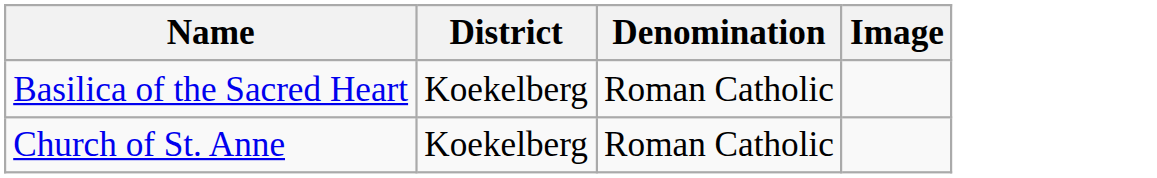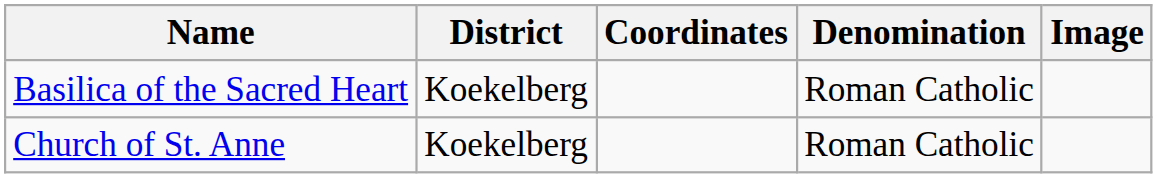+ column: (696, 32)
